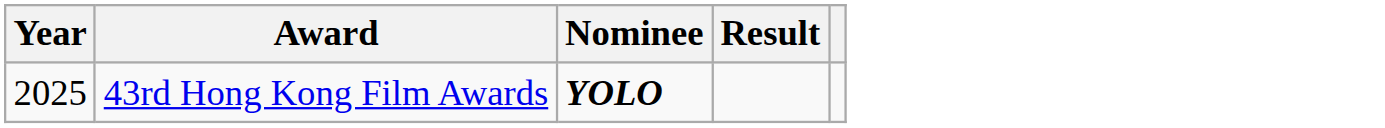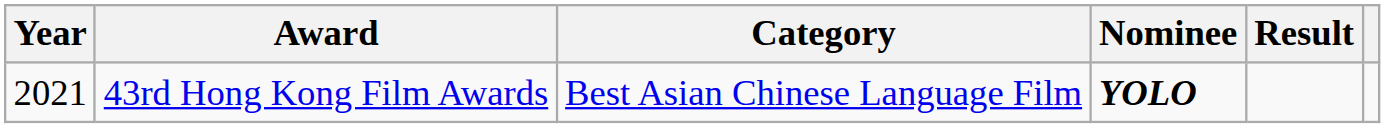+ column: (824, 33)
(50, 91) 2025 -> (50, 91) 2021
